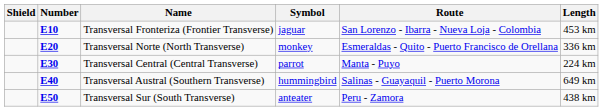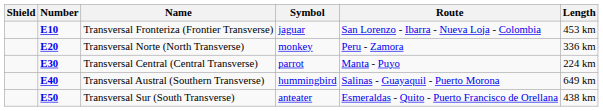(450, 47) Esmeraldas - Quito - Puerto Francisco de Orellana -> (372, 47) Peru - Zamora
(372, 98) Peru - Zamora -> (450, 98) Esmeraldas - Quito - Puerto Francisco de Orellana
